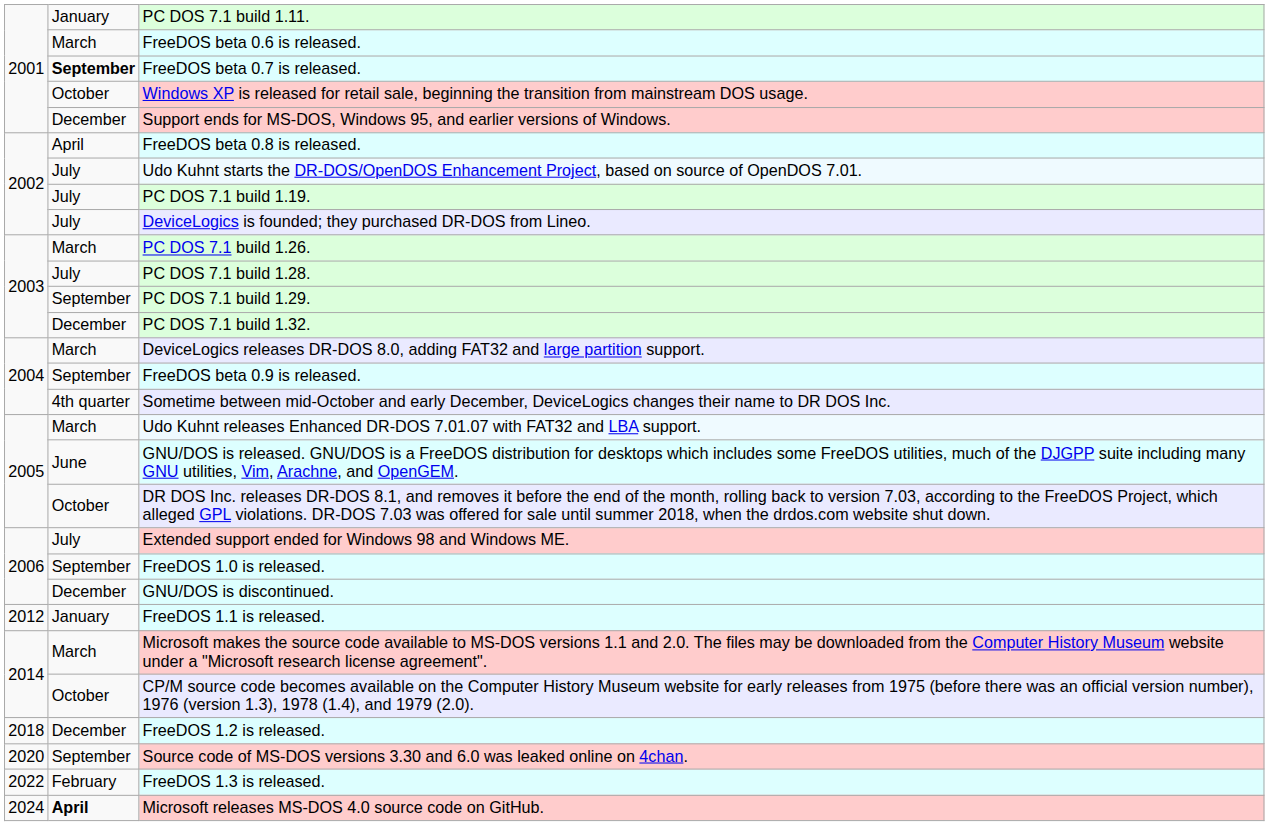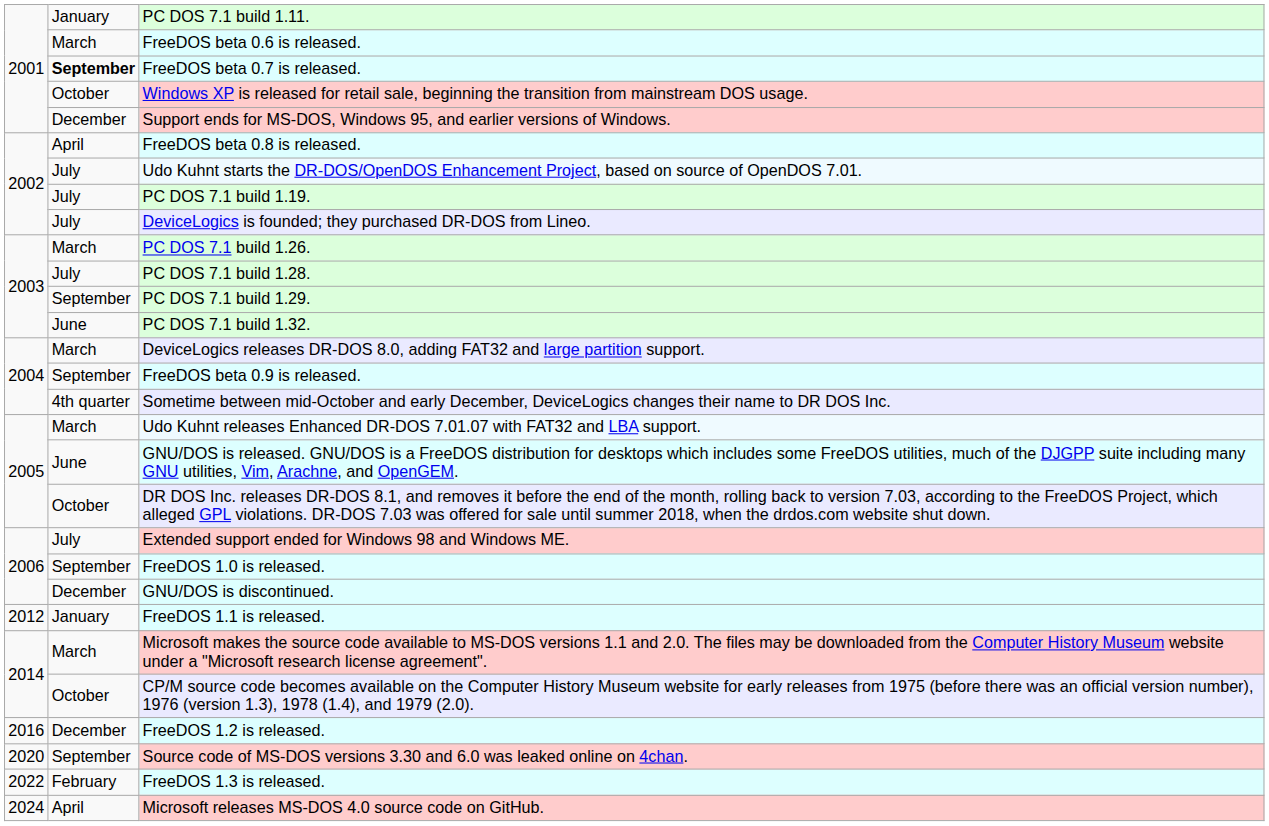(89, 324) December -> (69, 324) June
(26, 730) 2018 -> (26, 730) 2016
(70, 807) bold -> (68, 807) normal
